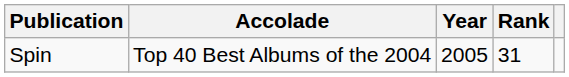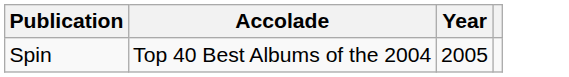- column: (524, 21)
